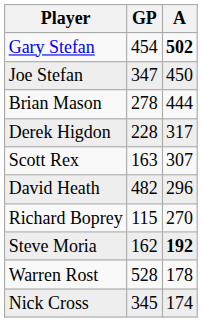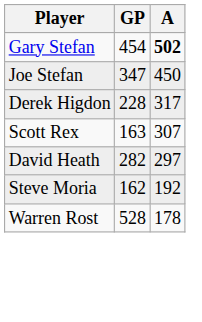- row: (55, 103)
(144, 189) 482 -> (132, 160) 282
(179, 189) 296 -> (168, 160) 297
- row: (66, 217)
(179, 246) bold -> (168, 189) normal
- row: (49, 302)
